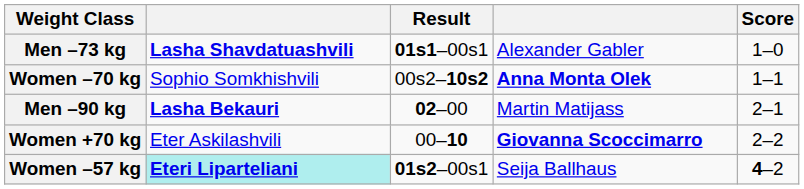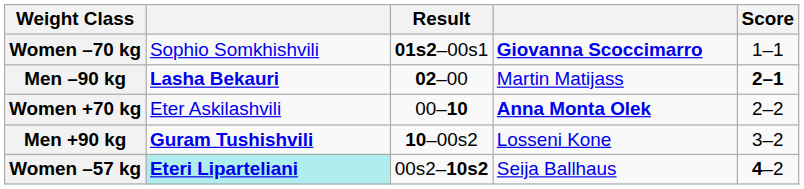- row: (75, 49)
(441, 79) 00s2–10s2 -> (441, 49) 01s2–00s1
(574, 79) Anna Monta Olek -> (600, 49) Giovanna Scoccimarro
(768, 109) normal -> (768, 79) bold
(600, 139) Giovanna Scoccimarro -> (574, 109) Anna Monta Olek
+ row: (75, 139)
(441, 169) 01s2–00s1 -> (441, 169) 00s2–10s2
